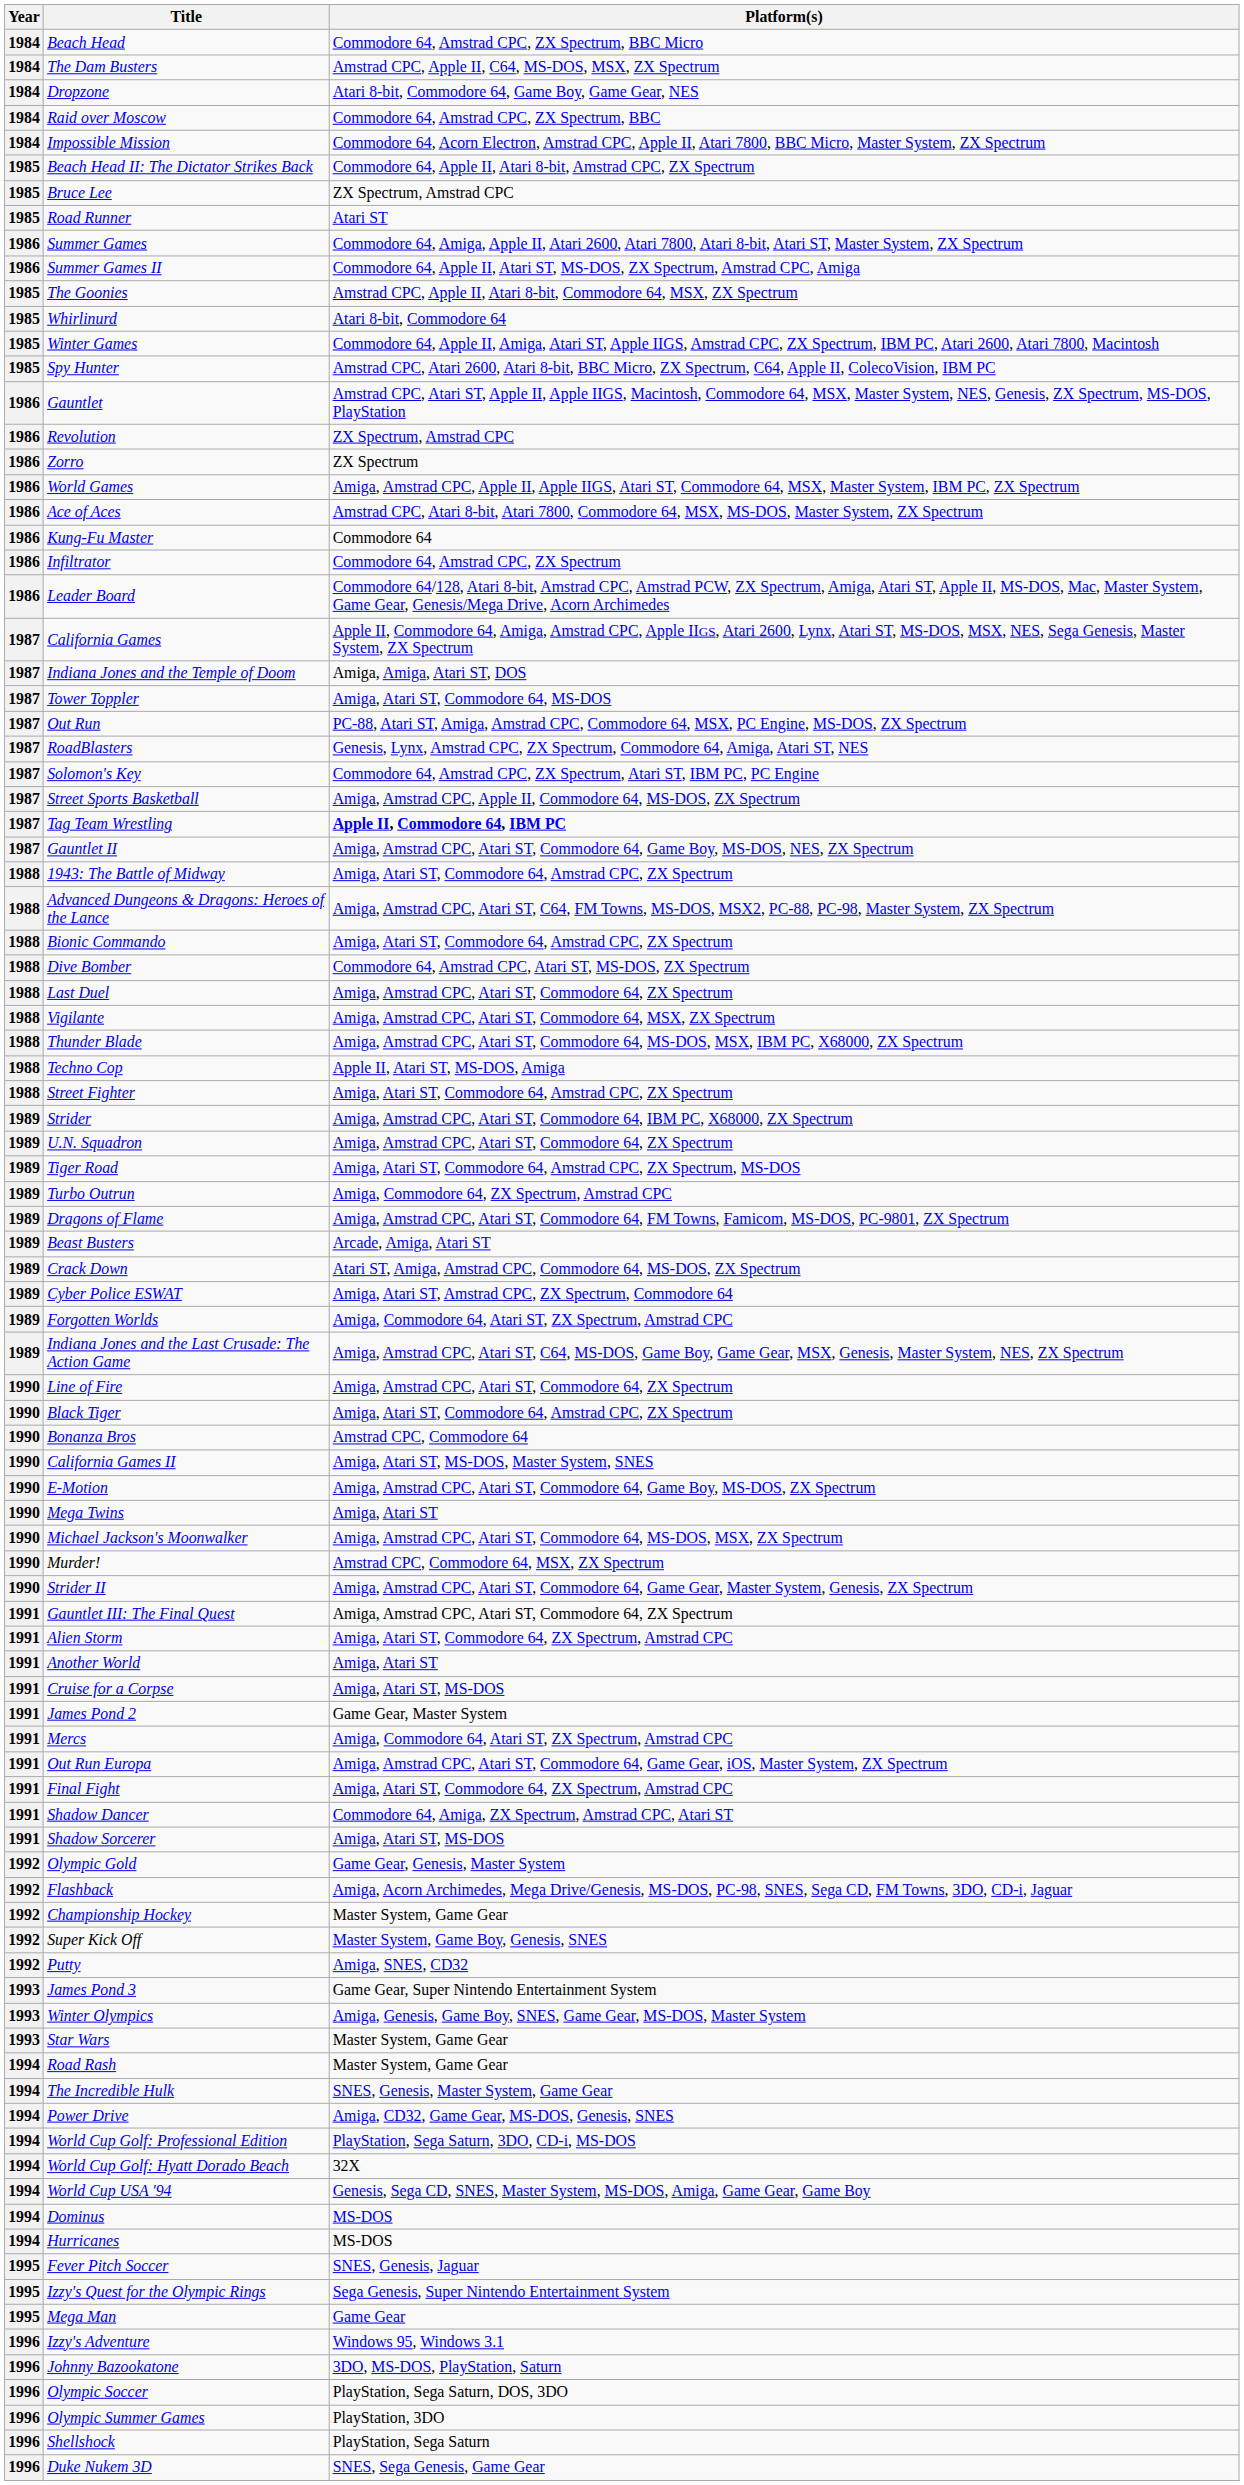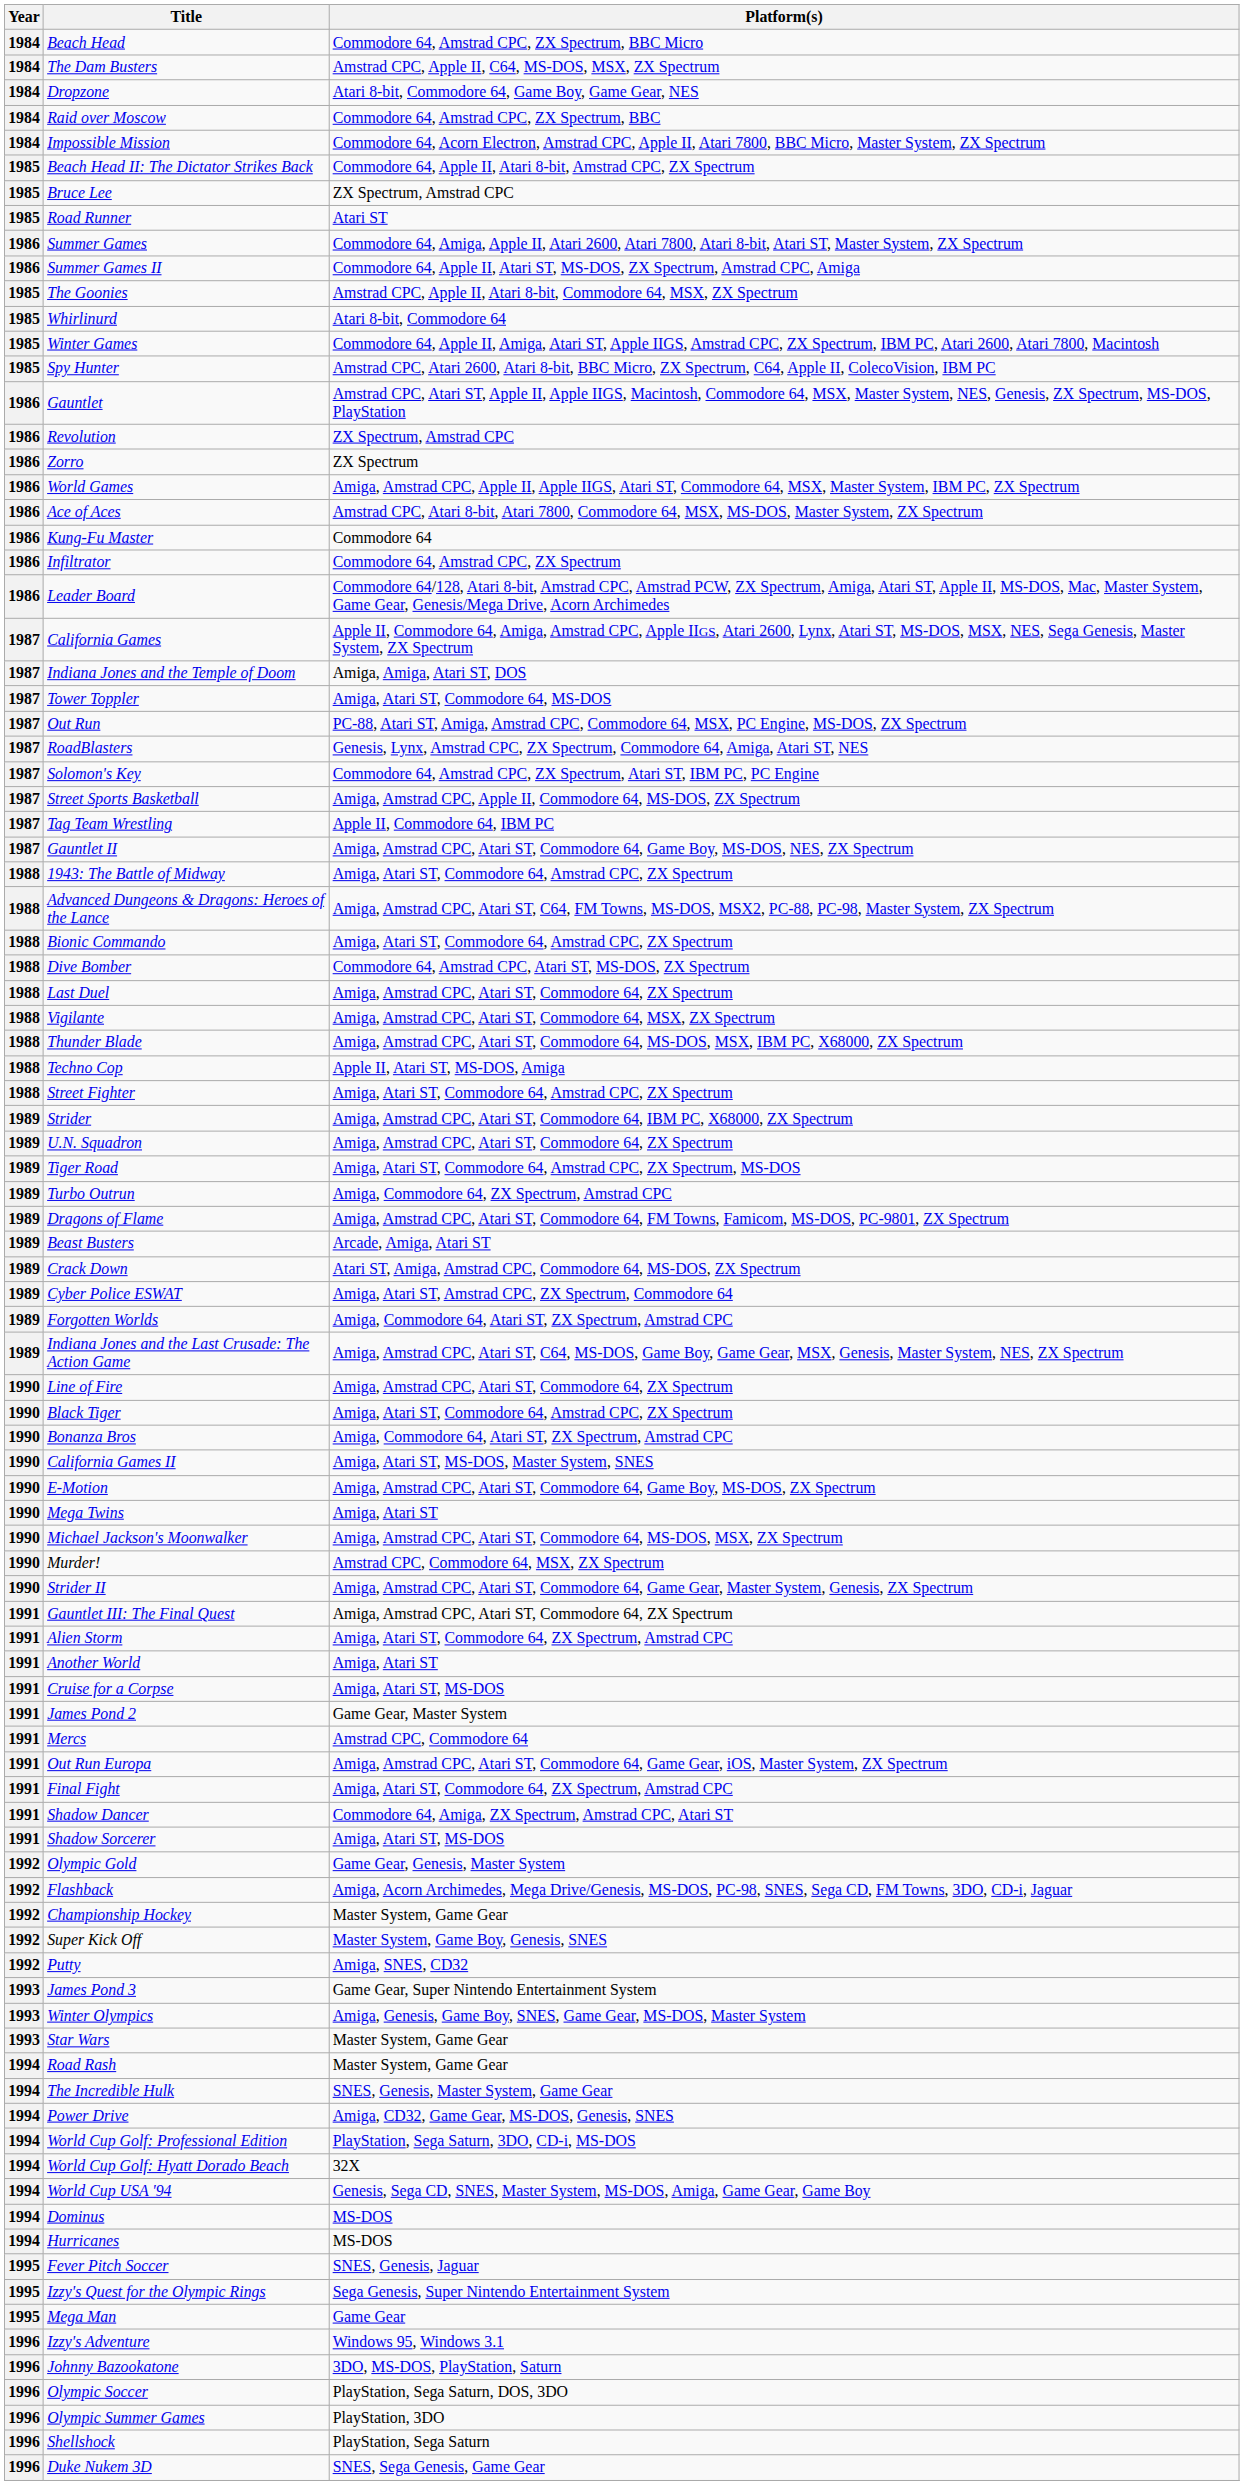(449, 824) bold -> (443, 824) normal
(430, 1437) Amstrad CPC, Commodore 64 -> (533, 1437) Amiga, Commodore 64, Atari ST, ZX Spectrum, Amstrad CPC
(533, 1739) Amiga, Commodore 64, Atari ST, ZX Spectrum, Amstrad CPC -> (430, 1739) Amstrad CPC, Commodore 64
